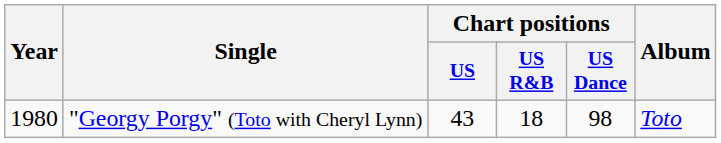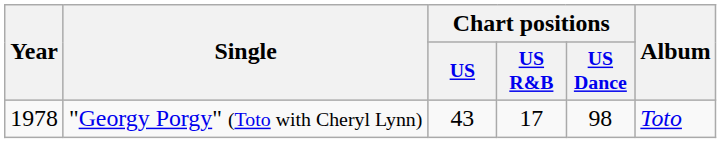(34, 118) 1980 -> (34, 118) 1978
(531, 118) 18 -> (531, 118) 17
